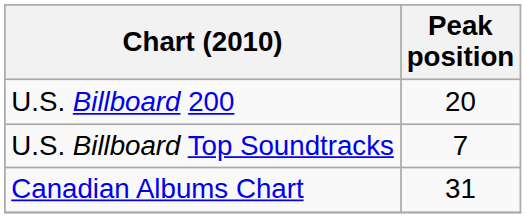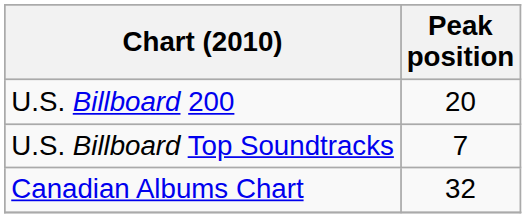(460, 189) 31 -> (460, 189) 32
